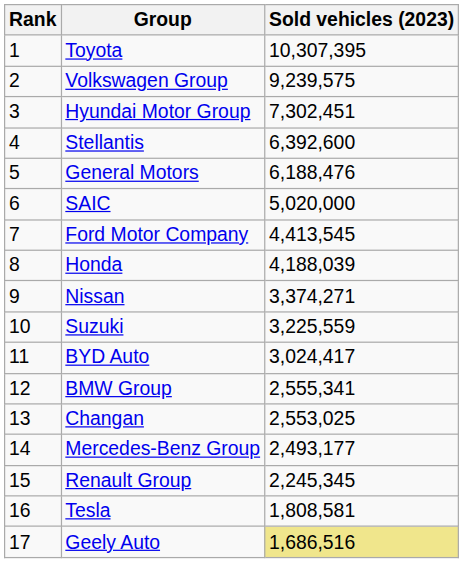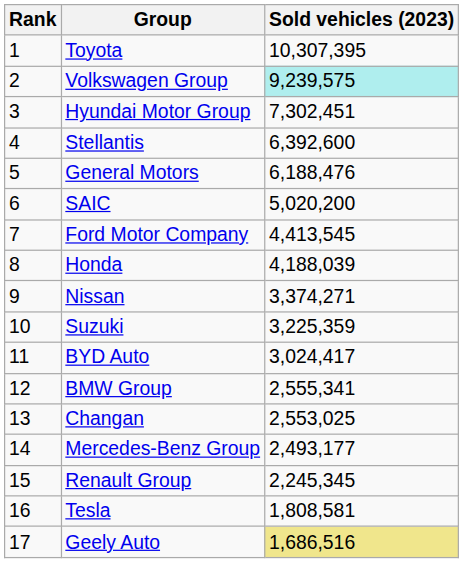(312, 81) no background -> (312, 81) paleturquoise background
(312, 204) 5,020,000 -> (312, 204) 5,020,200
(312, 326) 3,225,559 -> (312, 326) 3,225,359
